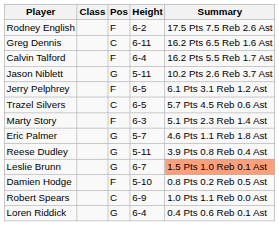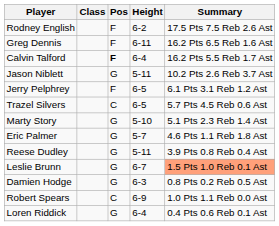(113, 43) C -> (113, 43) F
(113, 58) normal -> (113, 58) bold
(113, 120) F -> (114, 120) G
(139, 120) 6-3 -> (142, 120) 5-10
(113, 182) F -> (114, 182) G
(142, 182) 5-10 -> (139, 182) 6-3
